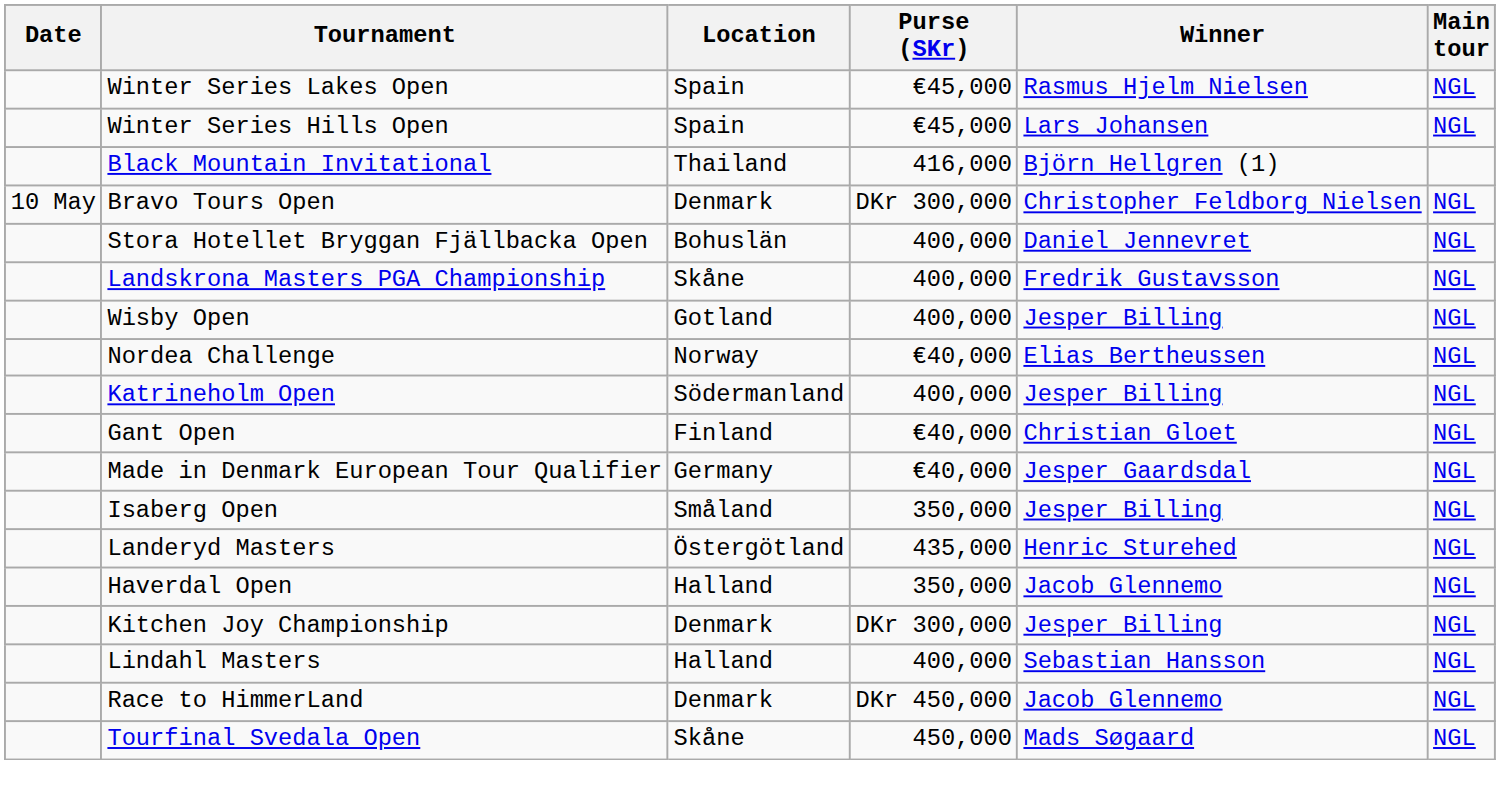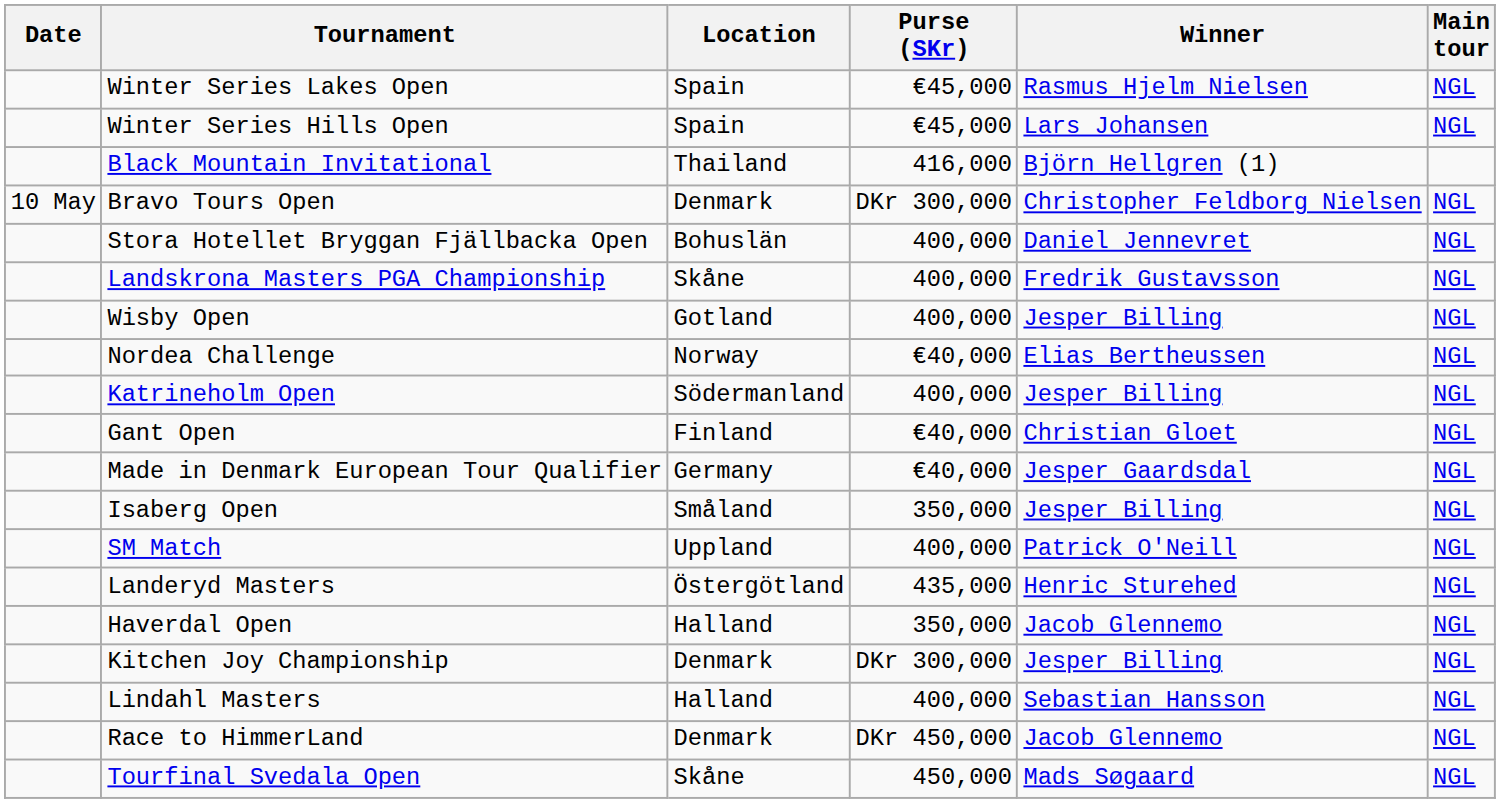+ row: (164, 549)
